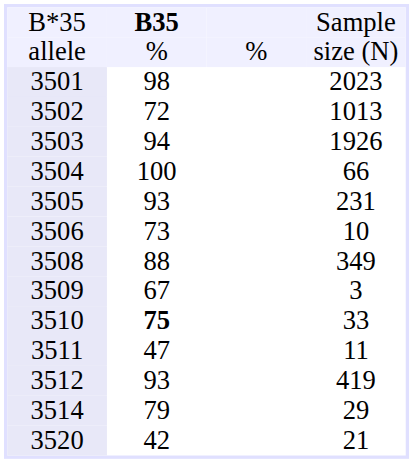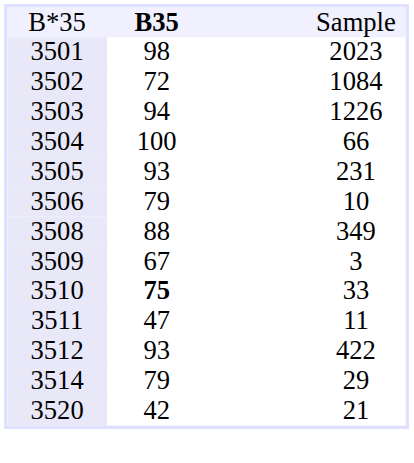- row: (57, 51)
(356, 111) 1013 -> (356, 81) 1084
(356, 141) 1926 -> (356, 111) 1226
(157, 231) 73 -> (157, 201) 79
(356, 380) 419 -> (356, 350) 422
